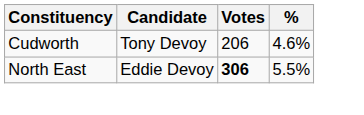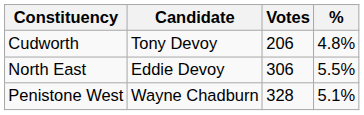(291, 43) 4.6% -> (336, 43) 4.8%
(235, 69) bold -> (280, 69) normal
+ row: (66, 95)
